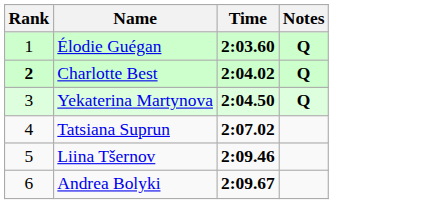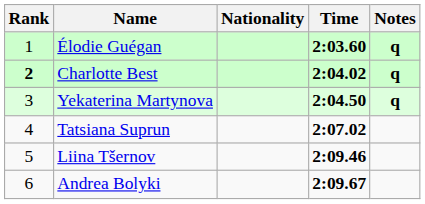+ column: (263, 18)
(304, 45) Q -> (395, 45) q
(304, 73) Q -> (395, 73) q
(304, 101) Q -> (395, 101) q
